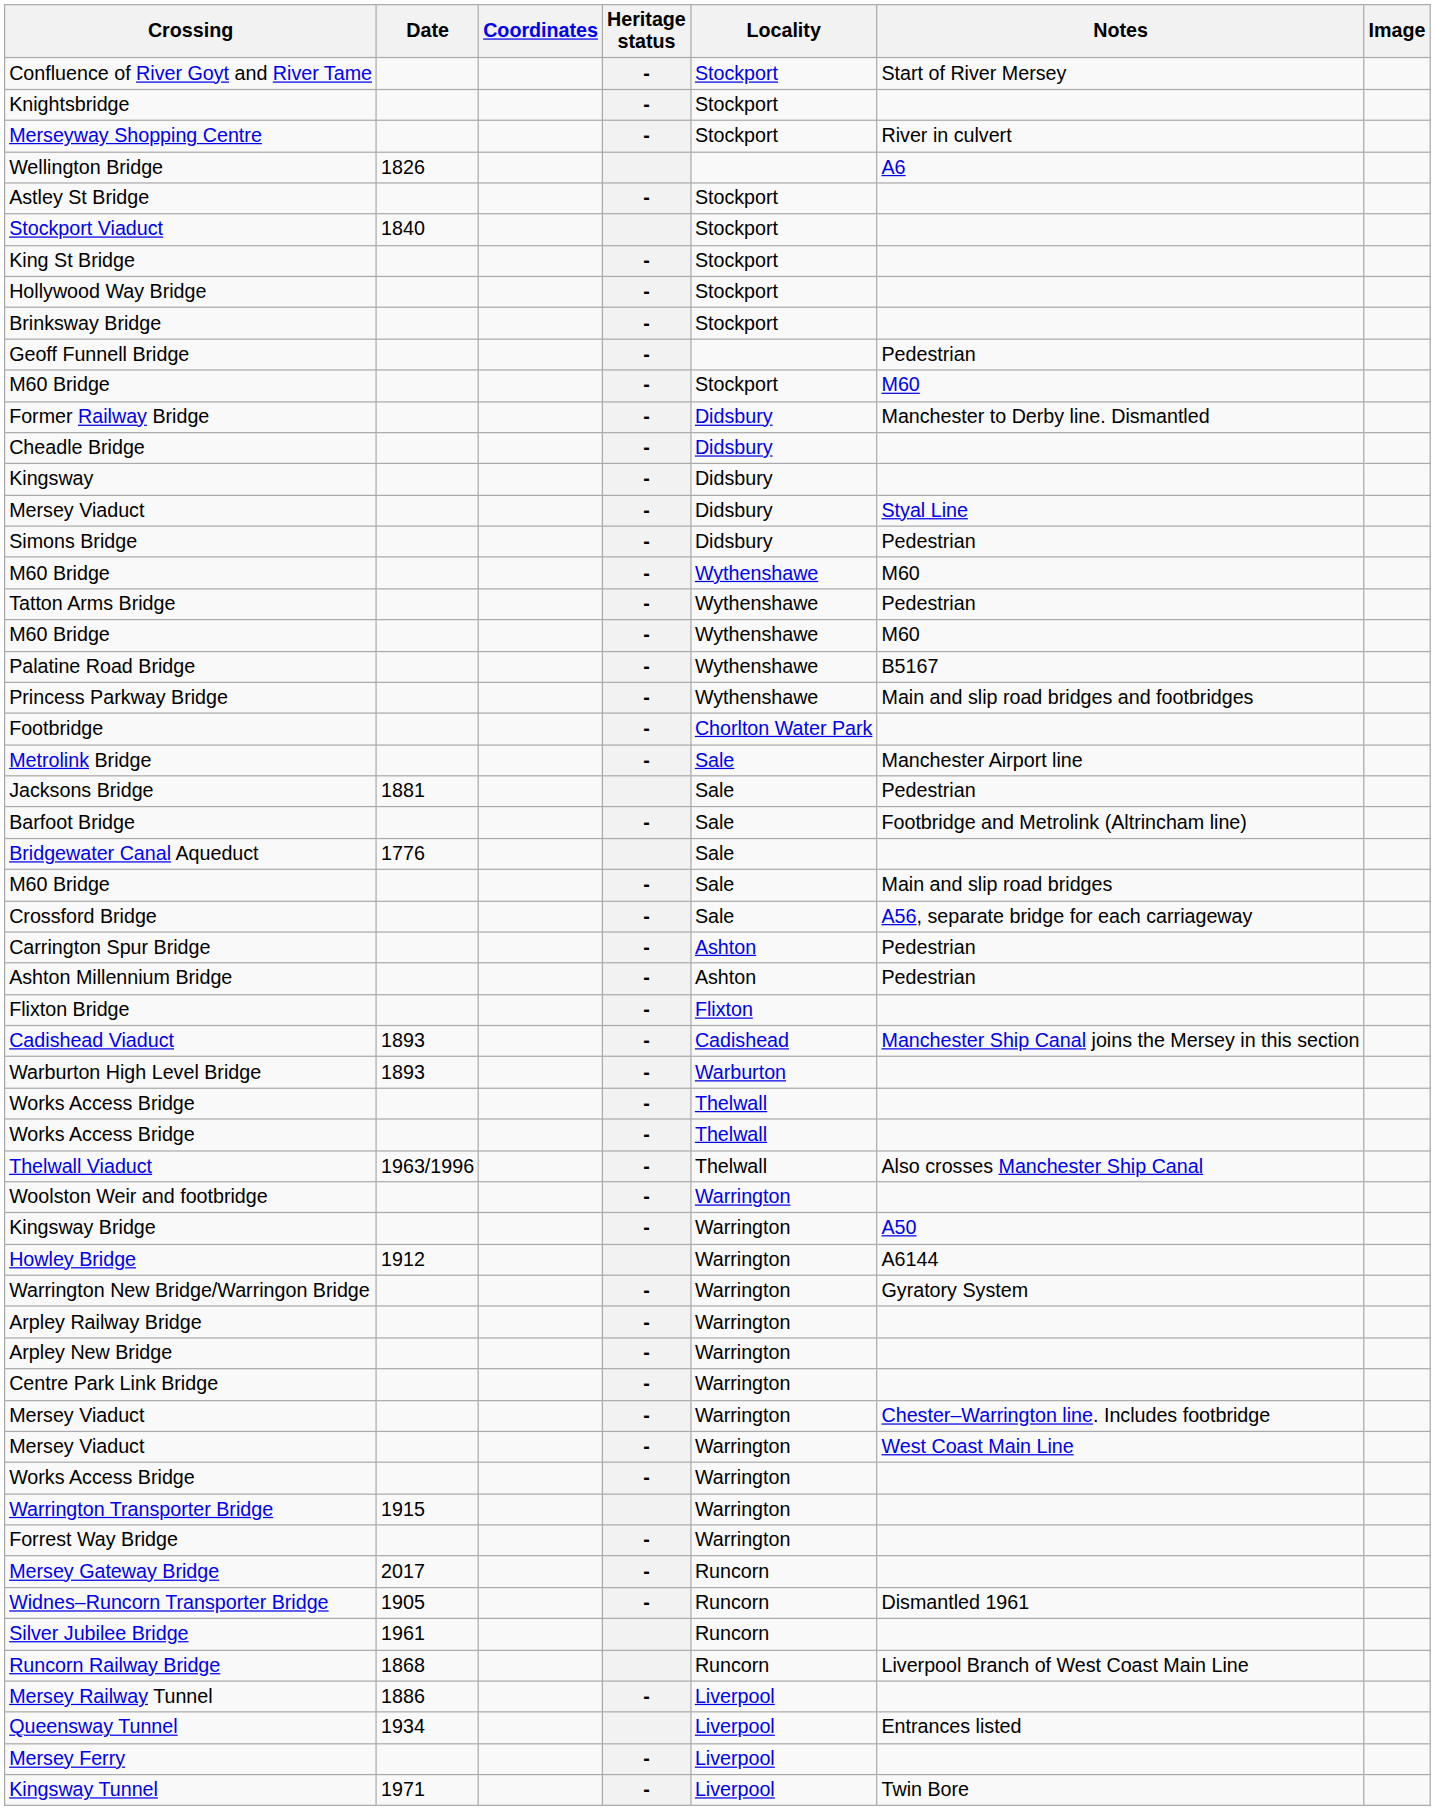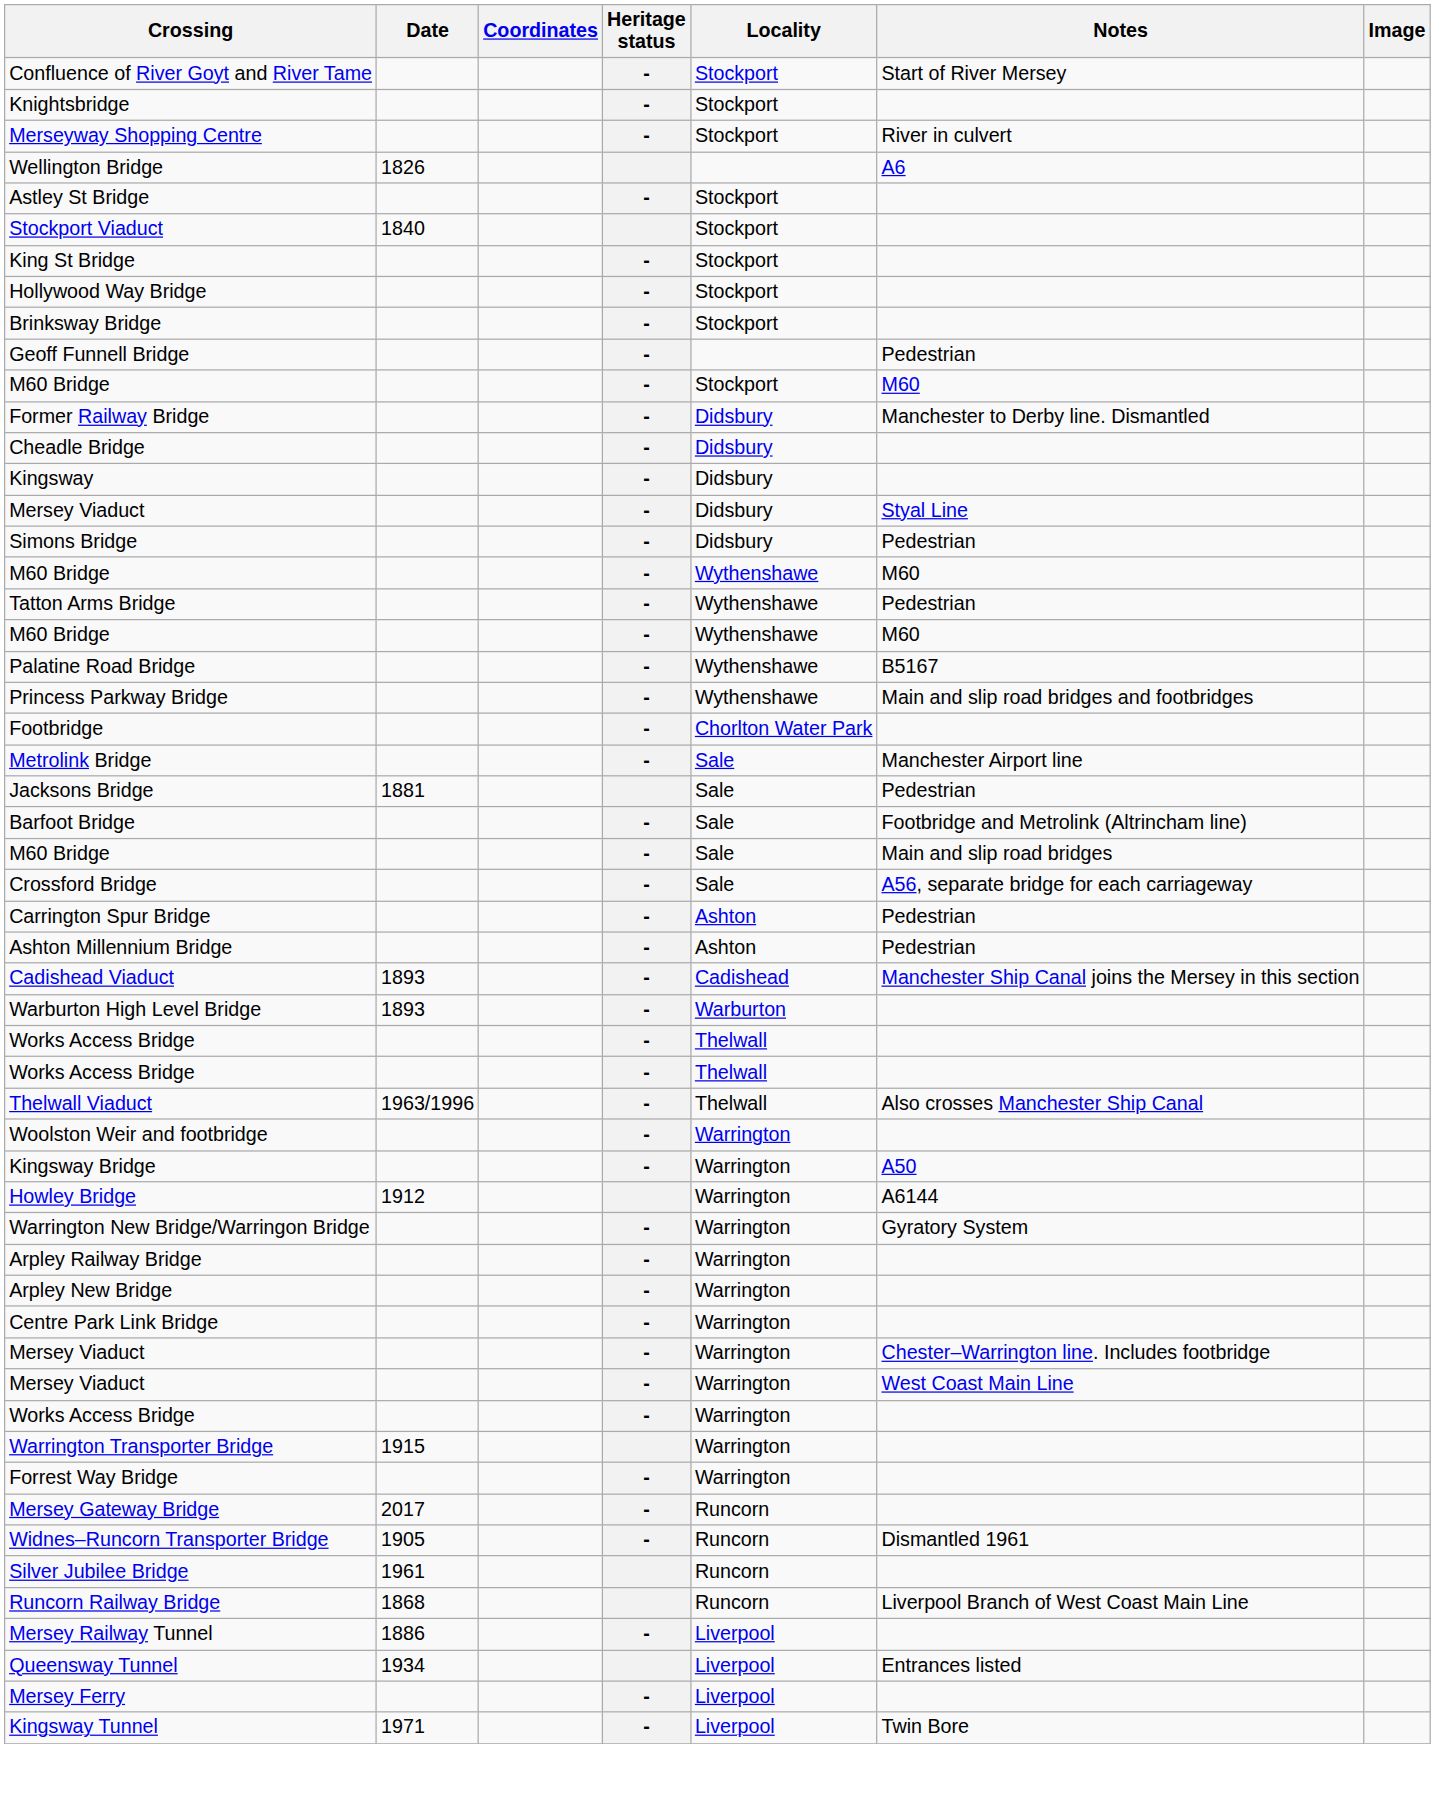- row: (134, 853)
- row: (69, 1009)
